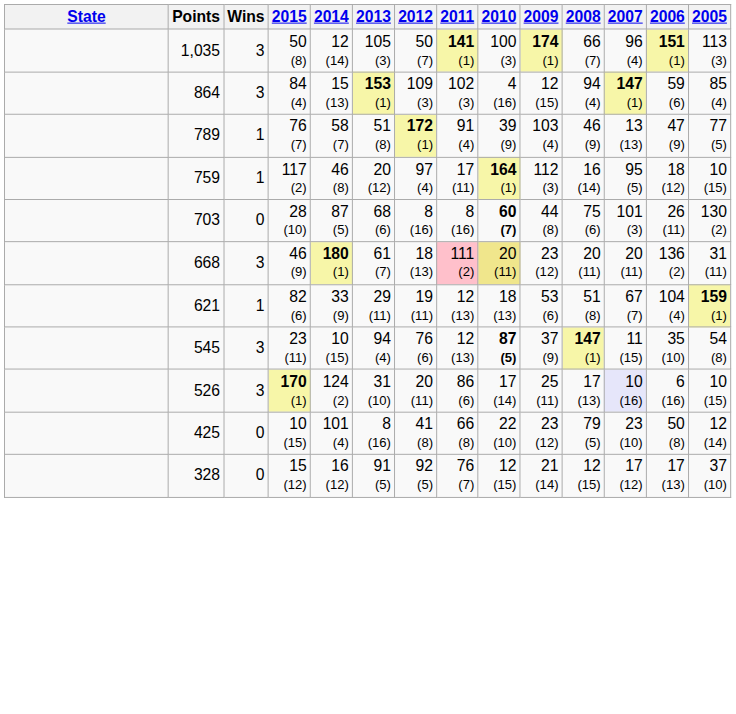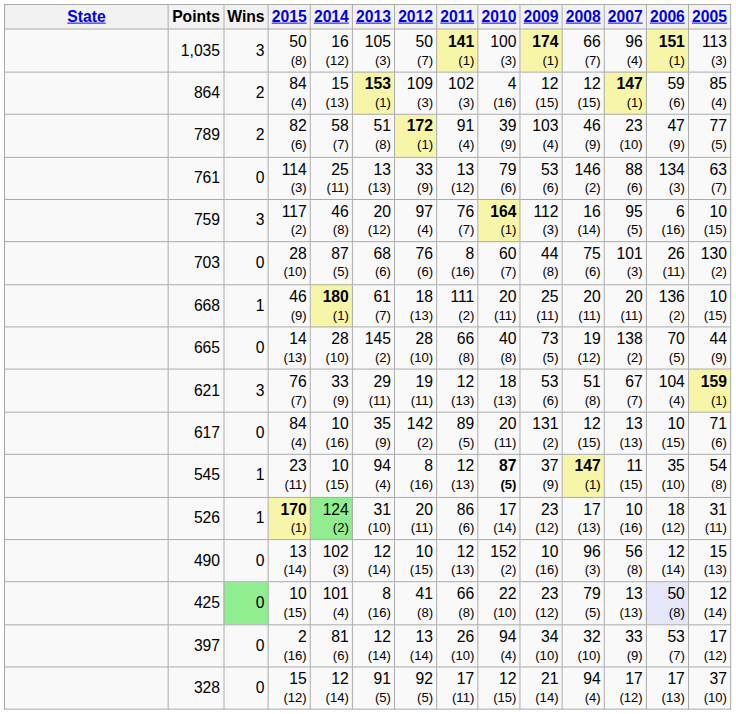(337, 50) 12 (14) -> (337, 50) 16 (12)
(260, 93) 3 -> (260, 93) 2
(592, 93) 94 (4) -> (589, 93) 12 (15)
(260, 135) 1 -> (260, 135) 2
(298, 135) 76 (7) -> (298, 135) 82 (6)
(631, 135) 13 (13) -> (631, 135) 23 (10)
+ row: (207, 178)
(260, 178) 1 -> (260, 220) 3
(463, 178) 17 (11) -> (466, 220) 76 (7)
(673, 178) 18 (12) -> (673, 220) 6 (16)
(421, 220) 8 (16) -> (424, 263) 76 (6)
(508, 220) bold -> (508, 263) normal
(260, 263) 3 -> (260, 305) 1
(462, 263) pink background -> (462, 305) no background
(505, 263) khaki background -> (505, 305) no background
(547, 263) 23 (12) -> (547, 305) 25 (11)
(716, 263) 31 (11) -> (715, 305) 10 (15)
+ row: (207, 348)
(260, 305) 1 -> (260, 390) 3
(298, 305) 82 (6) -> (298, 390) 76 (7)
+ row: (207, 433)
(260, 348) 3 -> (260, 475) 1
(424, 348) 76 (6) -> (421, 475) 8 (16)
(260, 390) 3 -> (260, 518) 1
(336, 390) no background -> (336, 518) lightgreen background
(547, 390) 25 (11) -> (547, 518) 23 (12)
(631, 390) lavender background -> (631, 518) no background
(673, 390) 6 (16) -> (673, 518) 18 (12)
(715, 390) 10 (15) -> (716, 518) 31 (11)
+ row: (207, 560)
(260, 433) no background -> (260, 603) lightgreen background
(631, 433) 23 (10) -> (631, 603) 13 (13)
(676, 433) no background -> (676, 603) lavender background
+ row: (207, 645)
(337, 475) 16 (12) -> (337, 688) 12 (14)
(466, 475) 76 (7) -> (463, 688) 17 (11)
(589, 475) 12 (15) -> (592, 688) 94 (4)
